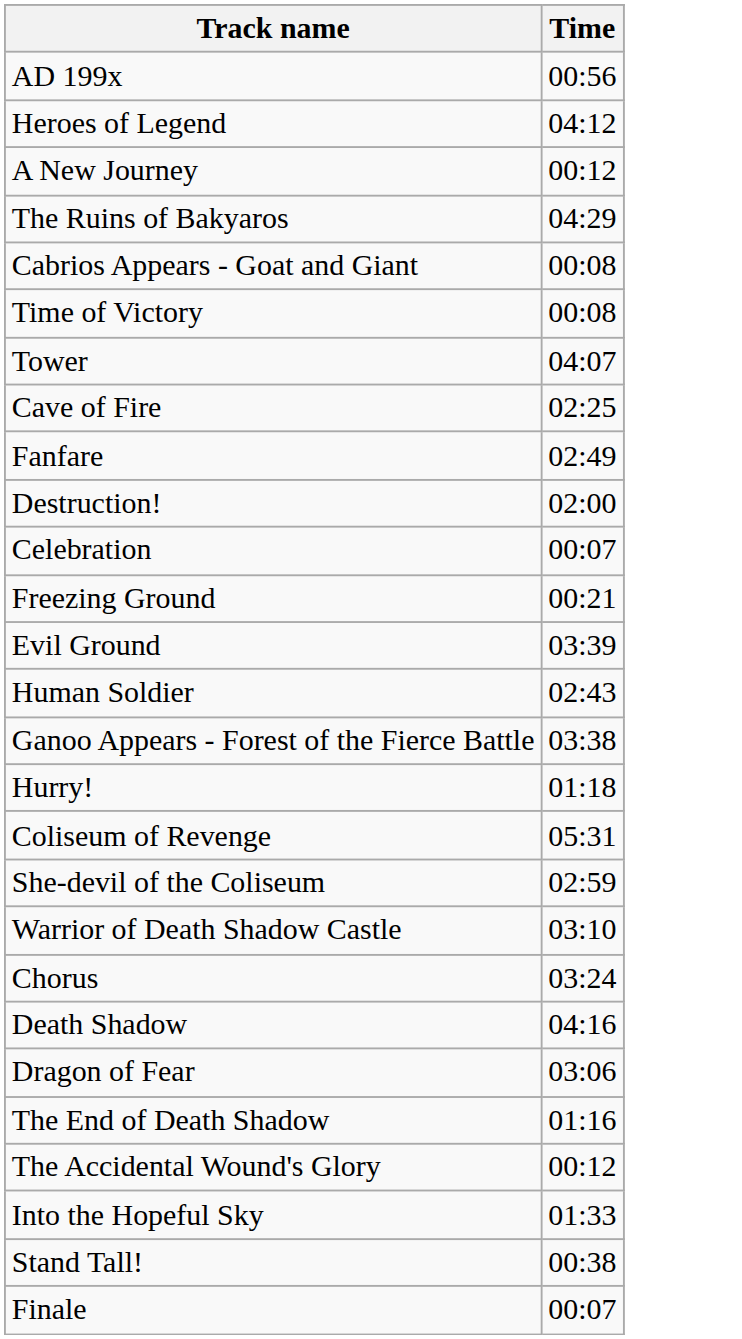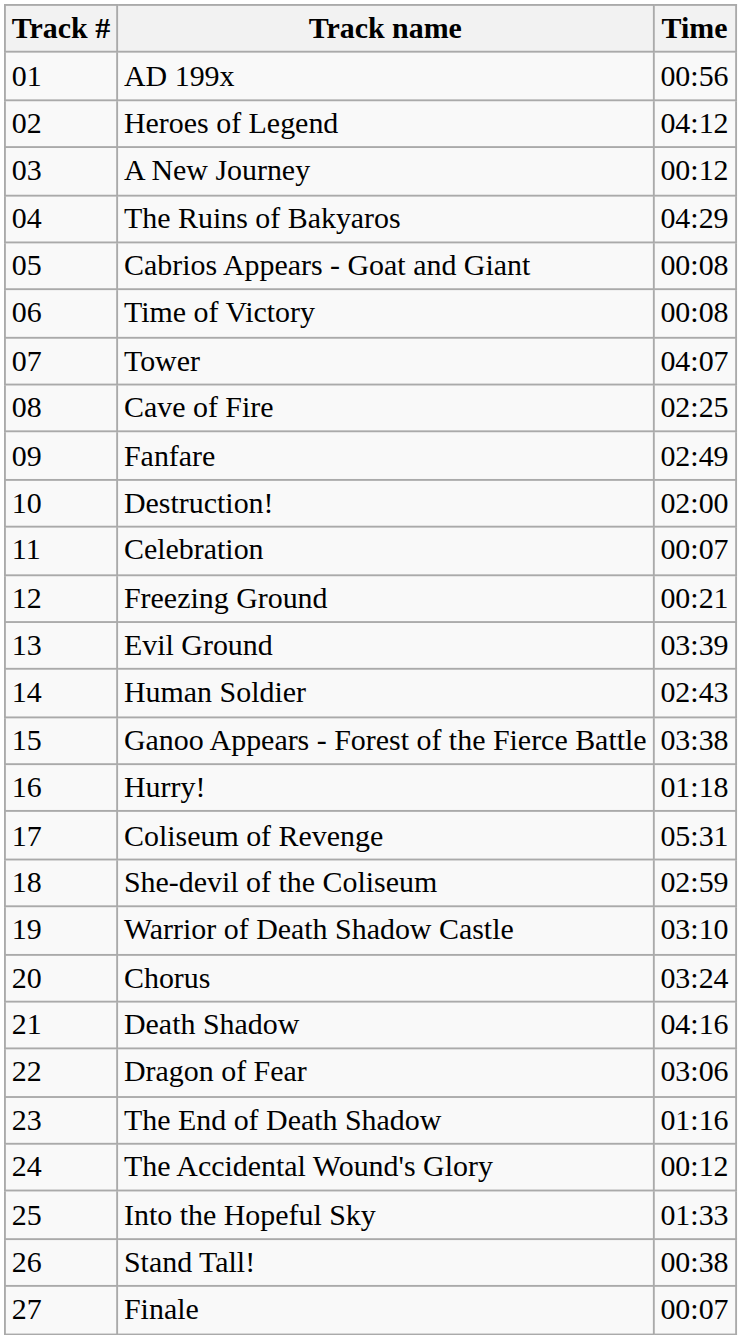+ column: (61, 28)
